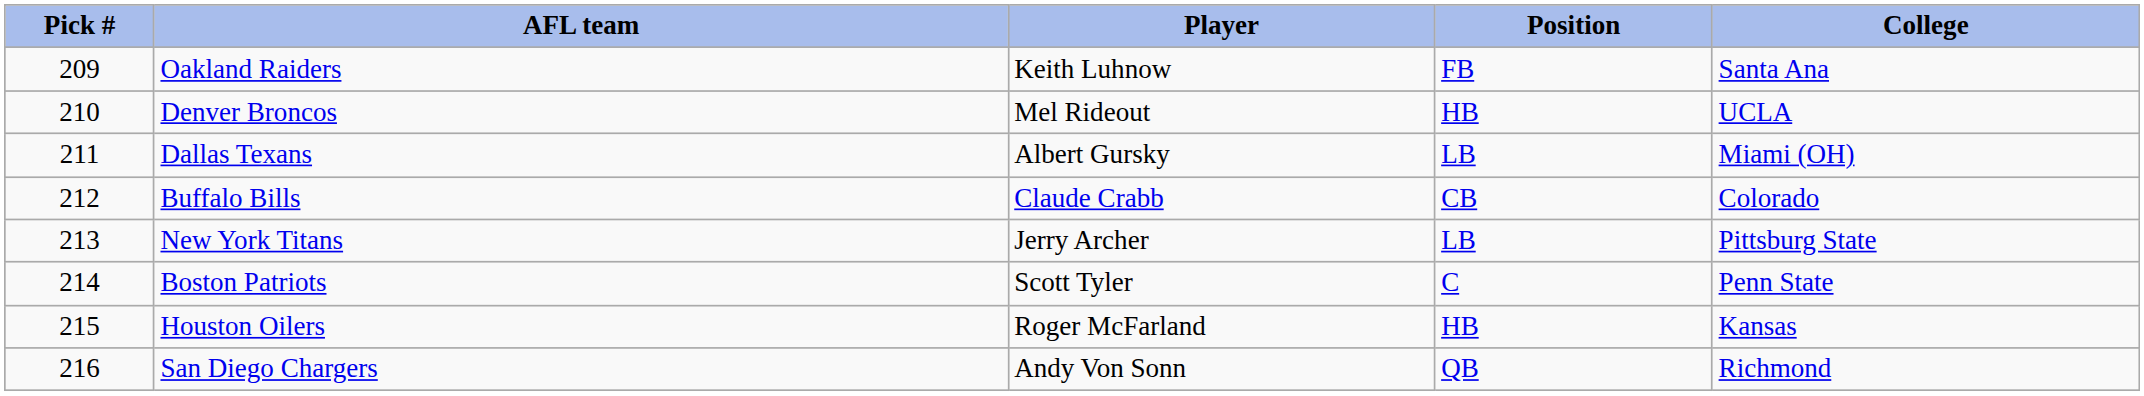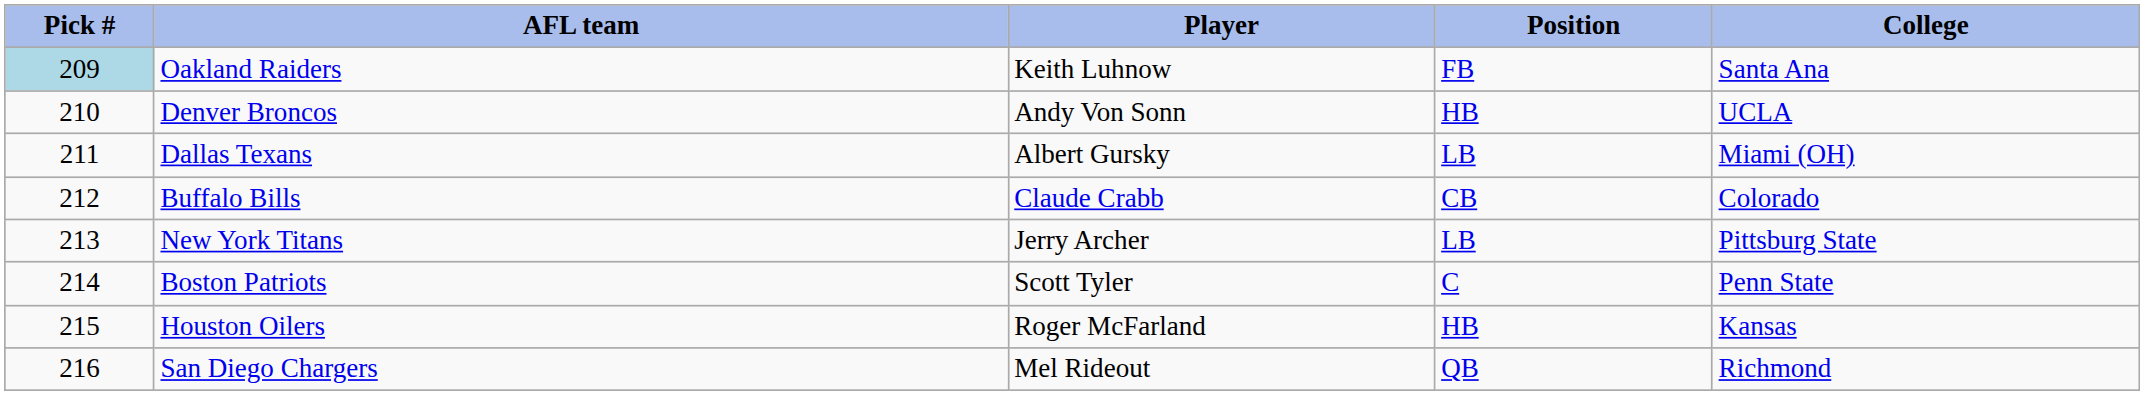(80, 68) no background -> (80, 68) lightblue background
(1082, 111) Mel Rideout -> (1100, 111) Andy Von Sonn
(1100, 369) Andy Von Sonn -> (1082, 369) Mel Rideout
